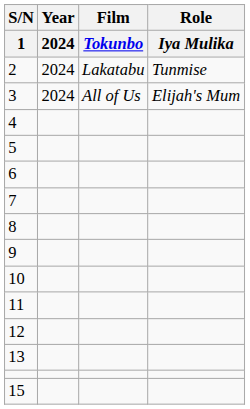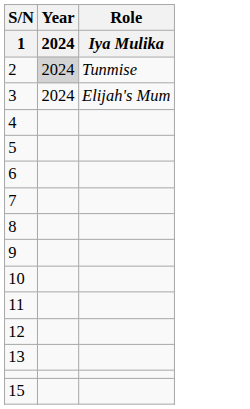- column: (113, 43)
(58, 69) no background -> (58, 69) lightgrey background
